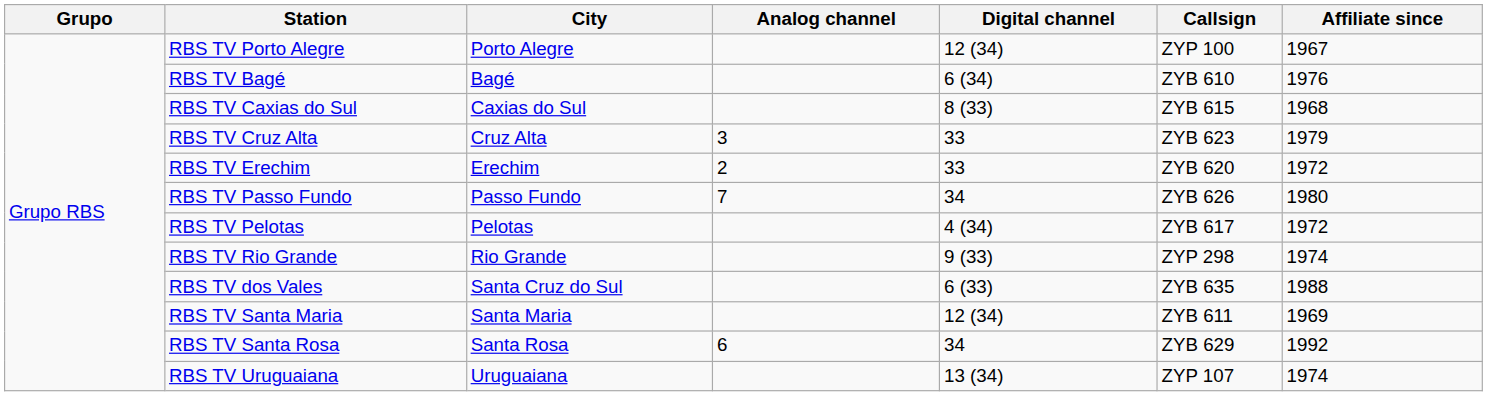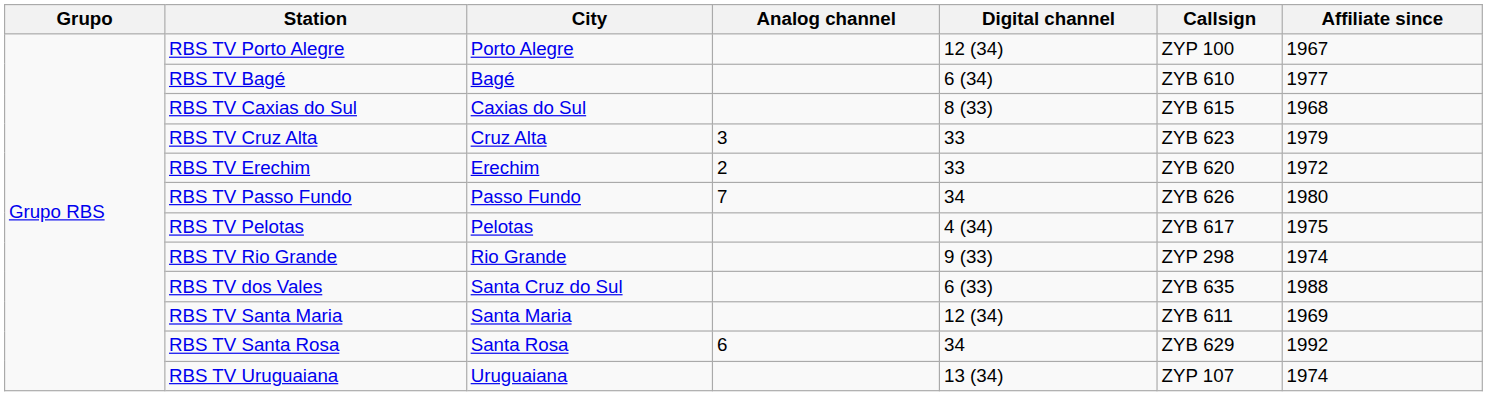(1307, 78) 1976 -> (1307, 78) 1977
(1307, 227) 1972 -> (1307, 227) 1975
